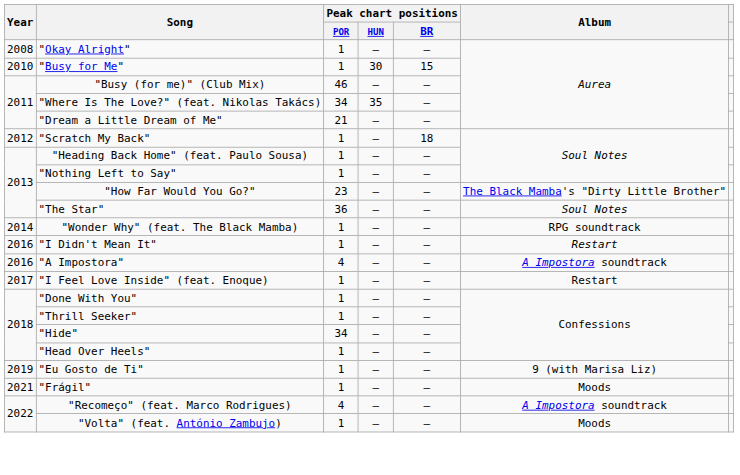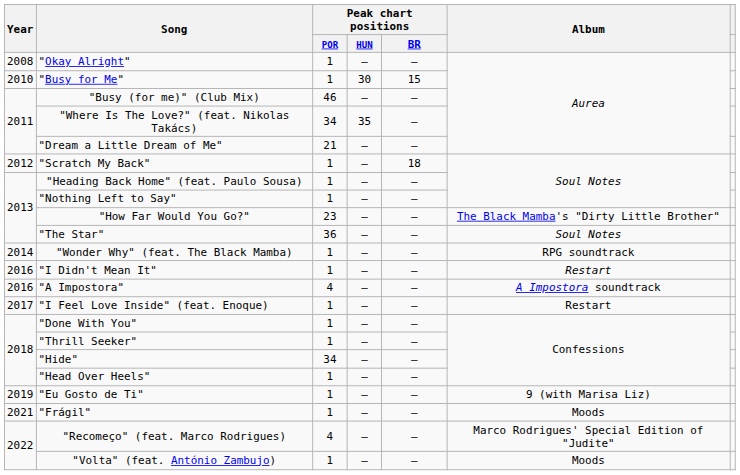(595, 405) A Impostora soundtrack -> (588, 436) Marco Rodrigues' Special Edition of "Judite"
